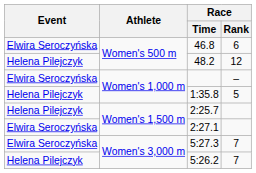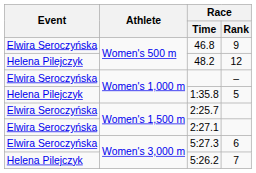(236, 46) 6 -> (236, 46) 9
(45, 111) Helena Pilejczyk -> (52, 111) Elwira Seroczyńska
(236, 144) 7 -> (236, 144) 6
